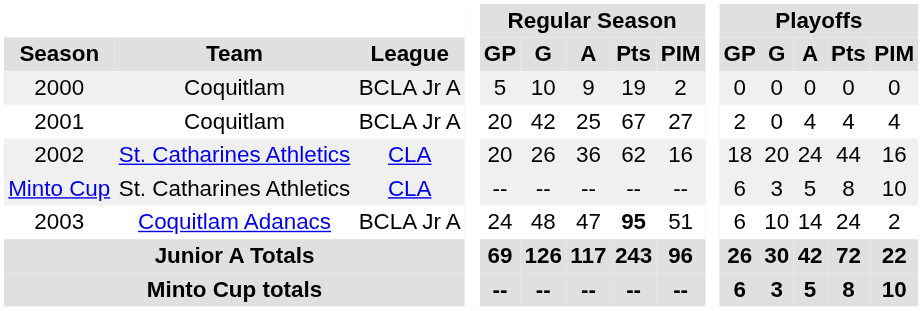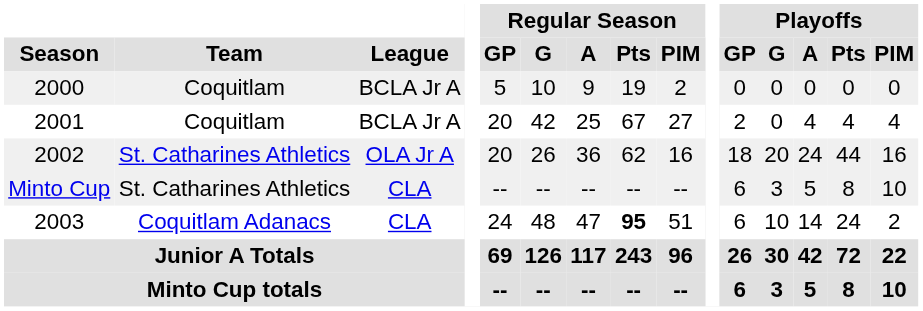(410, 154) CLA -> (410, 154) OLA Jr A
(410, 222) BCLA Jr A -> (410, 222) CLA
